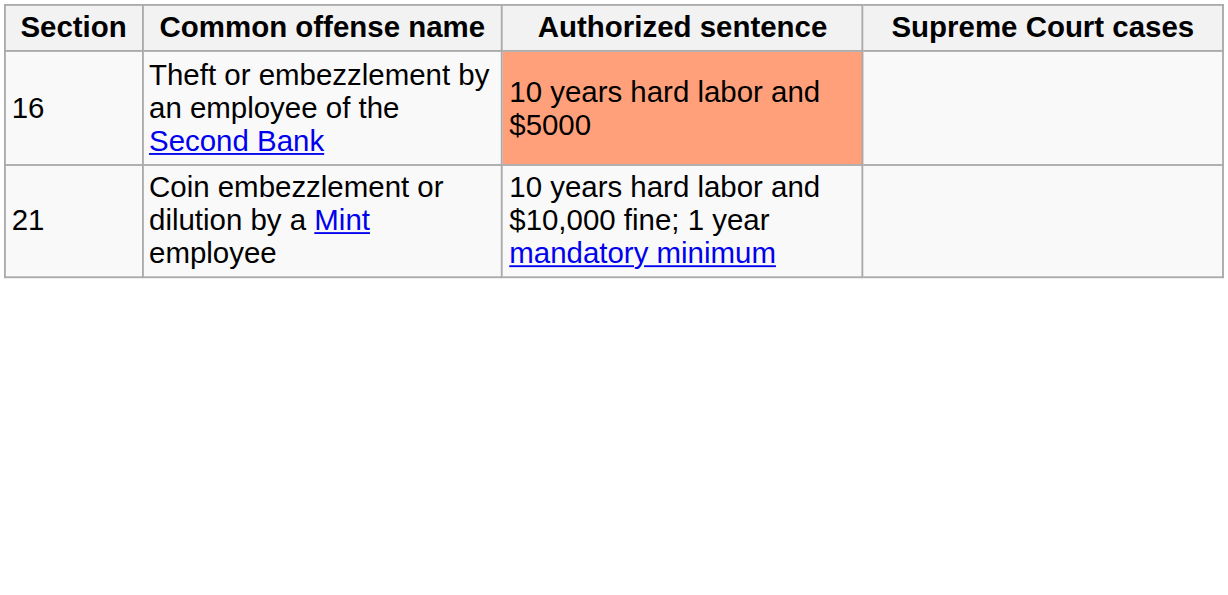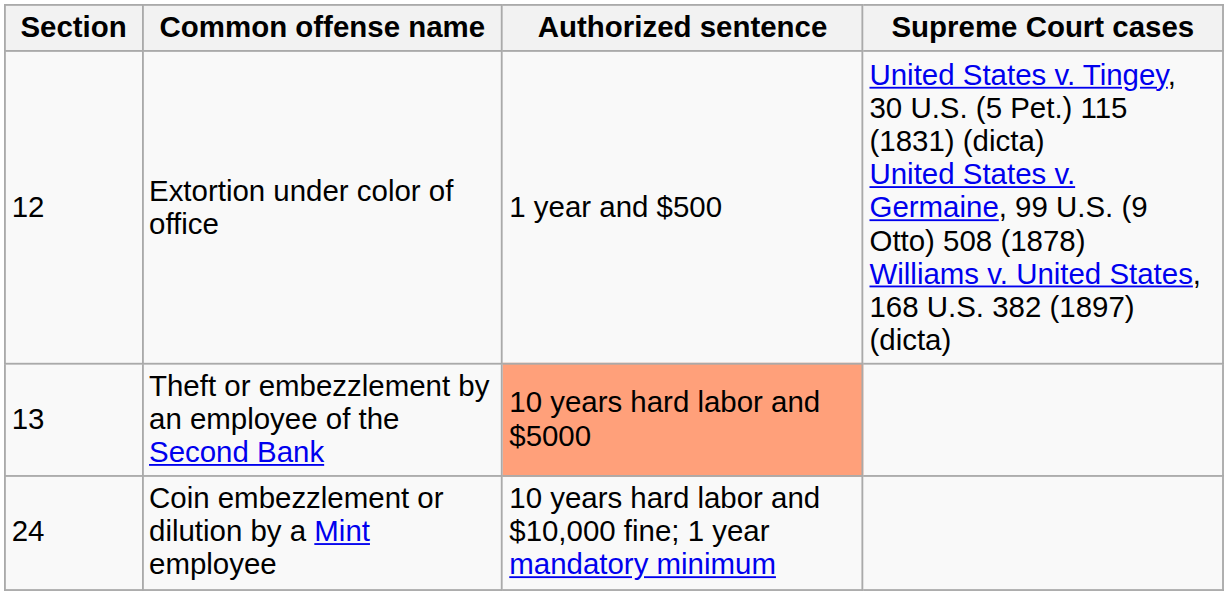+ row: (301, 207)
(28, 107) 16 -> (28, 419) 13
(28, 220) 21 -> (28, 532) 24
